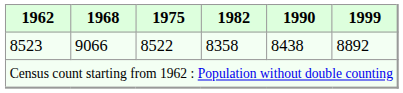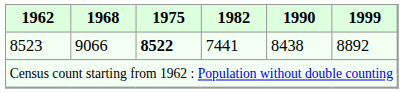(157, 45) normal -> (157, 45) bold
(222, 45) 8358 -> (222, 45) 7441
